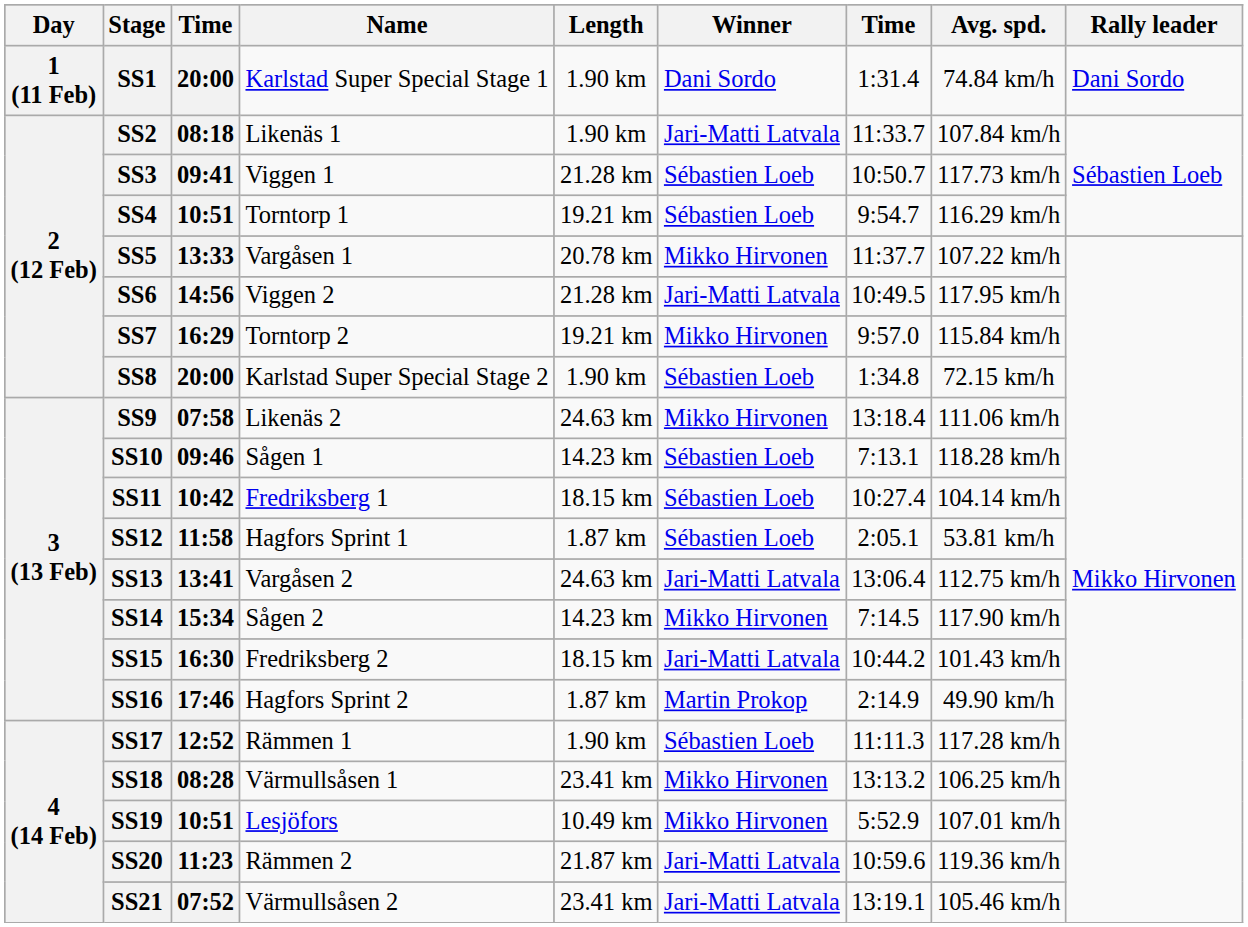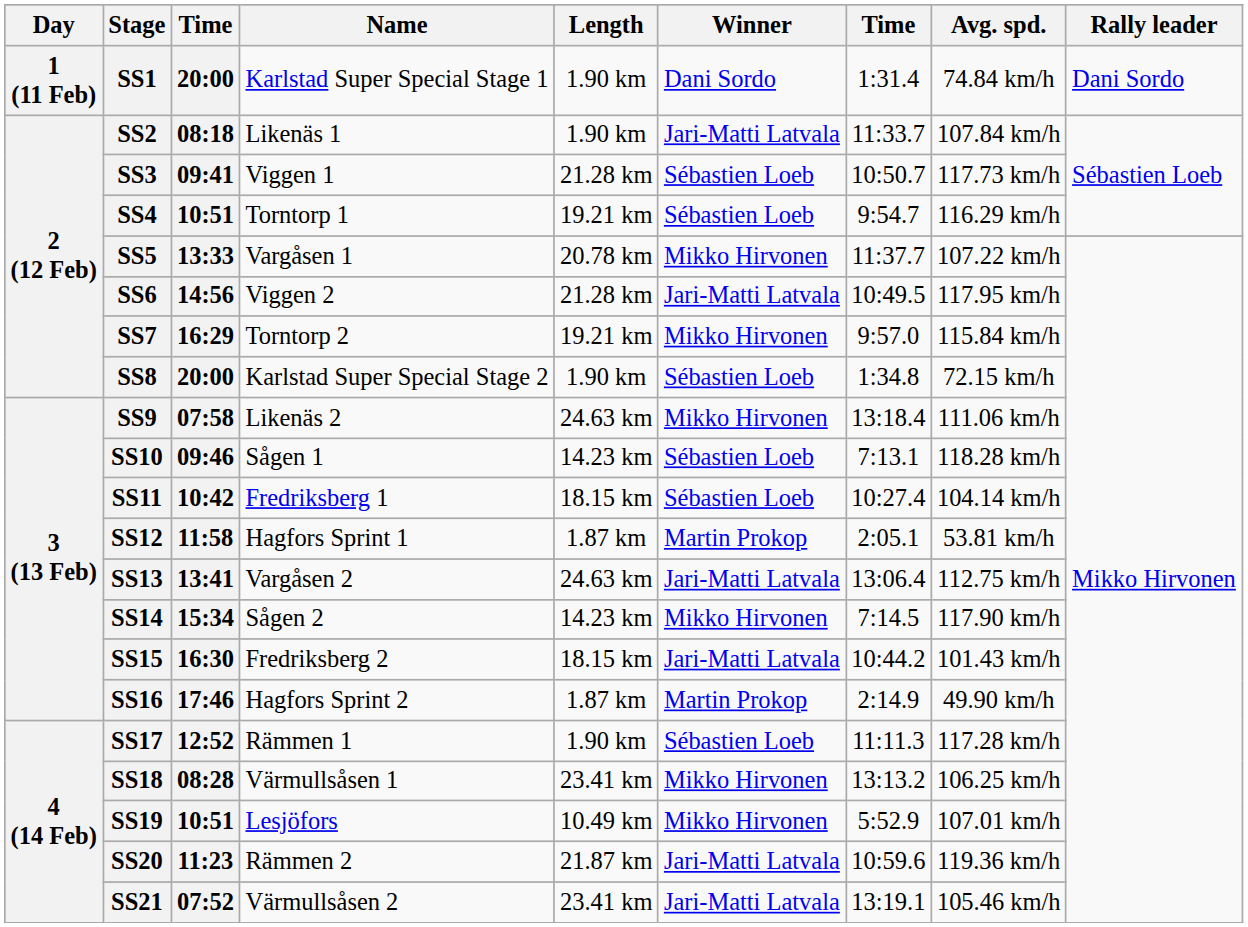(739, 538) Sébastien Loeb -> (736, 538) Martin Prokop
